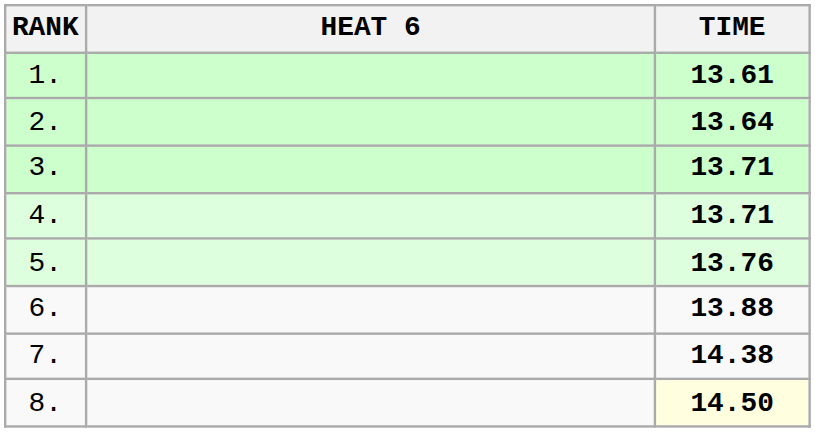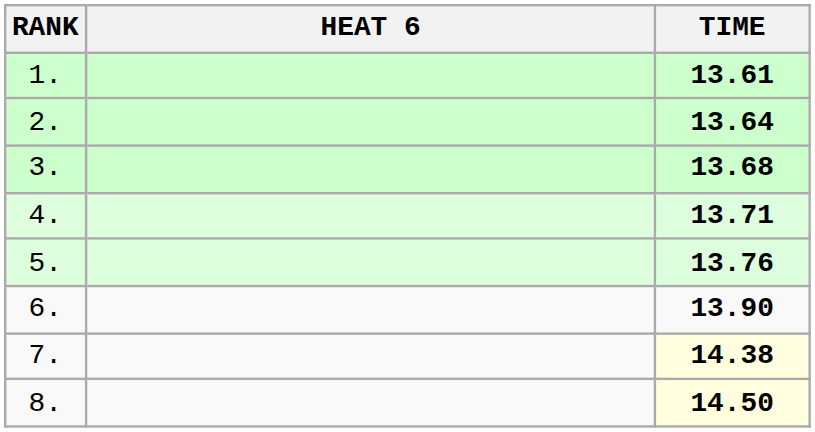(732, 169) 13.71 -> (732, 169) 13.68
(732, 309) 13.88 -> (732, 309) 13.90
(732, 356) no background -> (732, 356) lightyellow background
